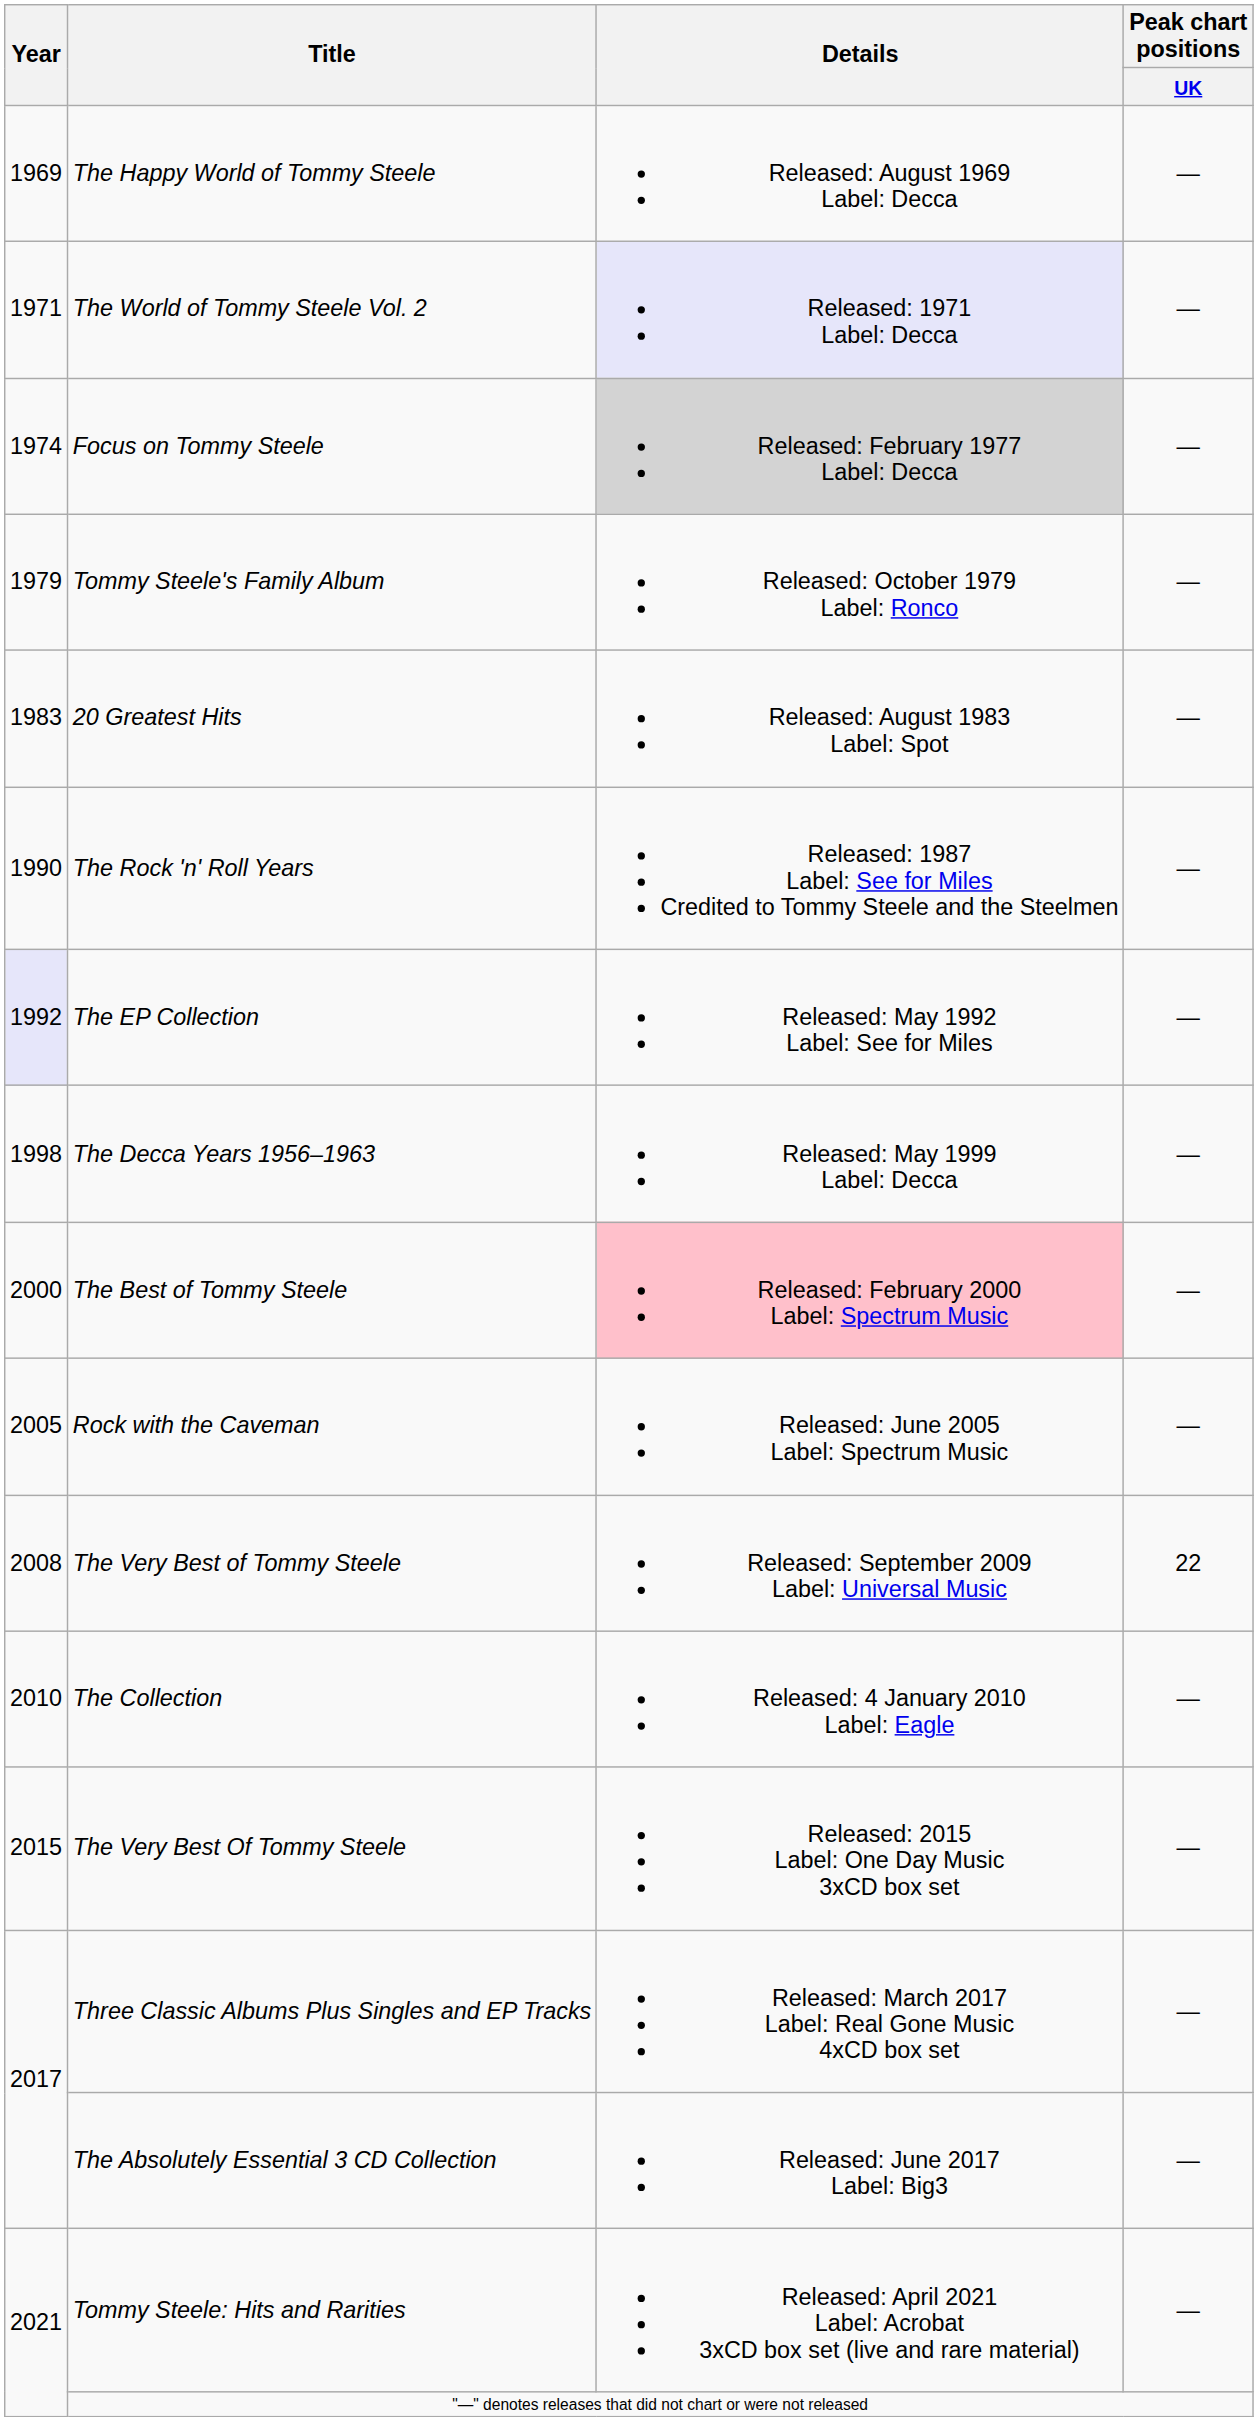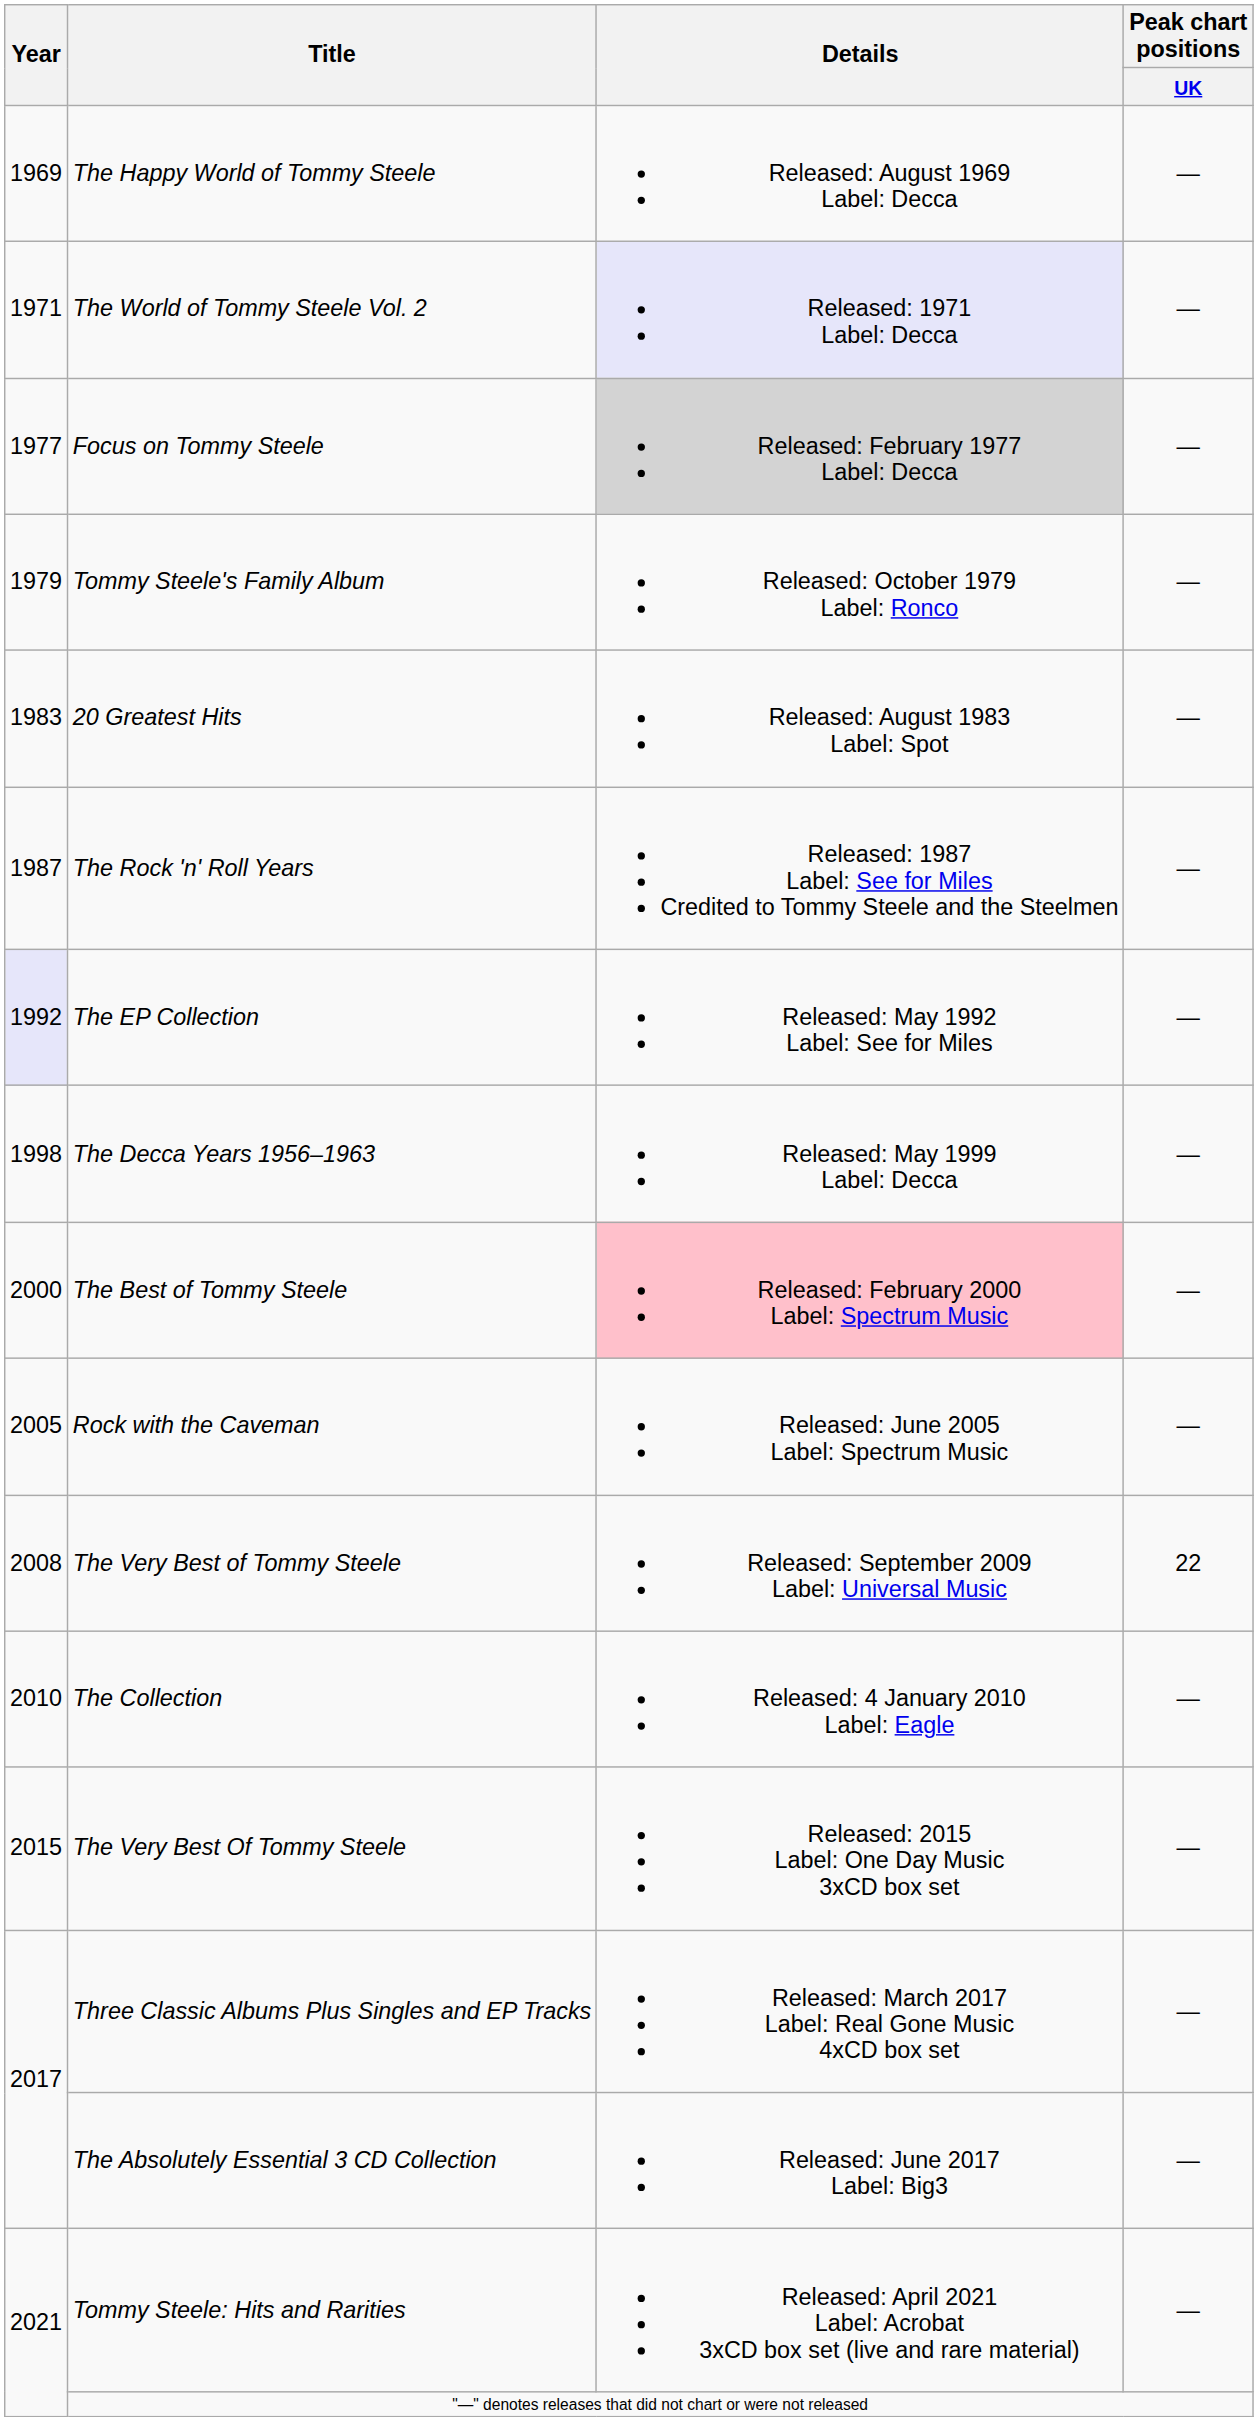(36, 445) 1974 -> (36, 445) 1977
(36, 867) 1990 -> (36, 867) 1987
